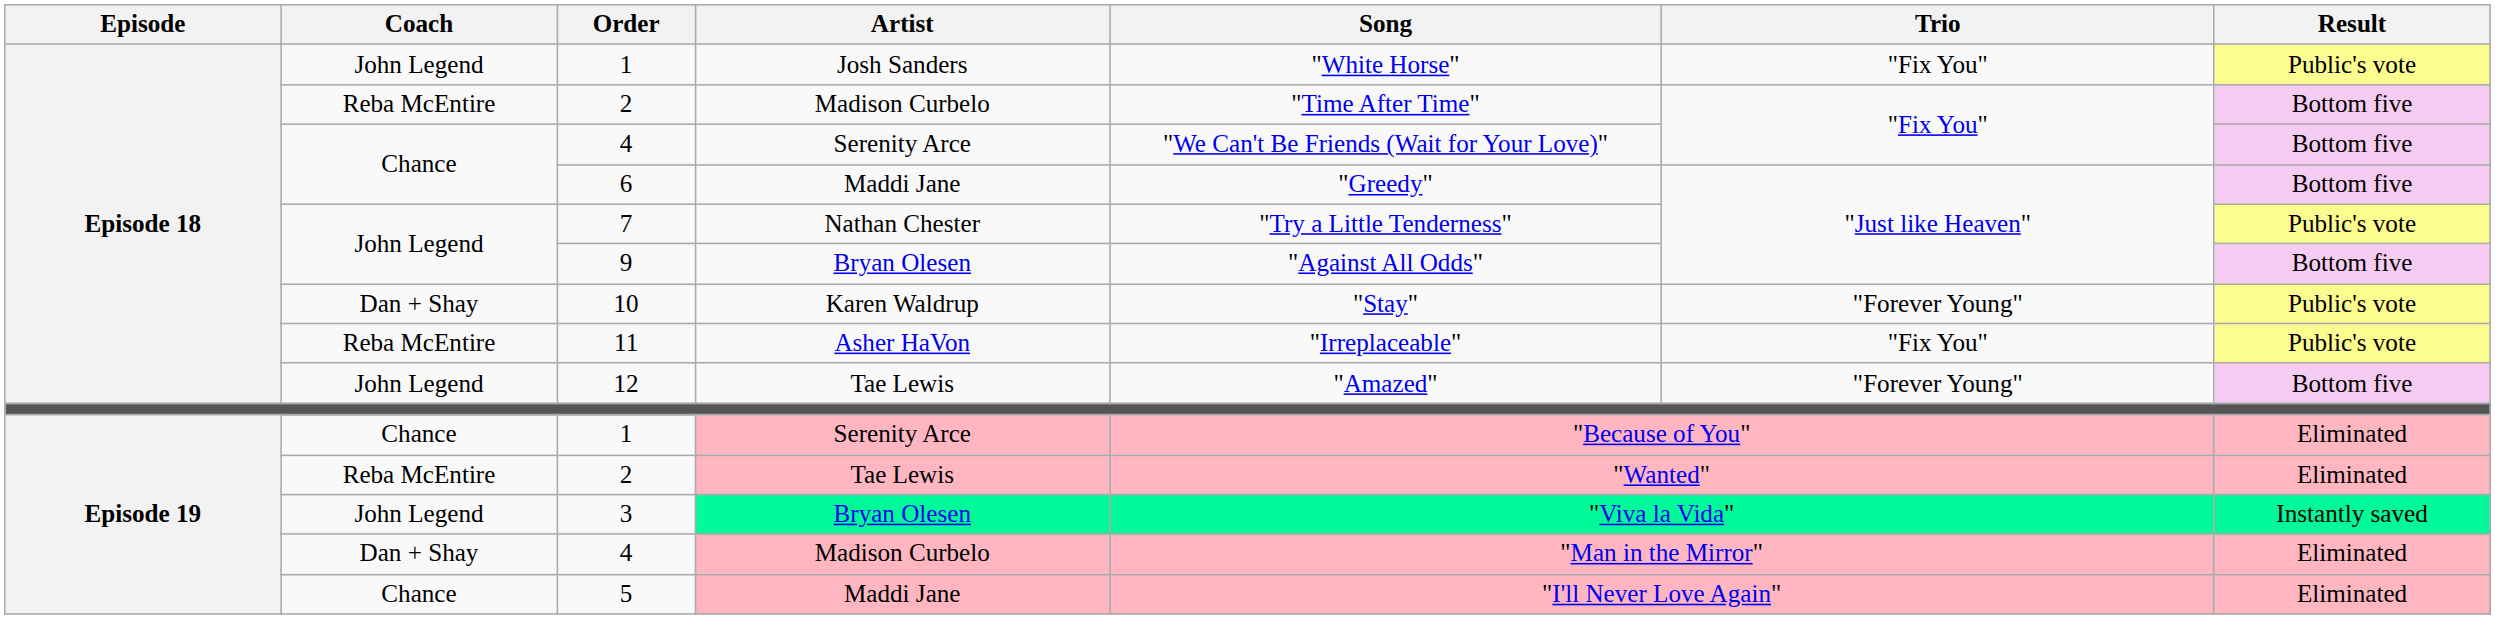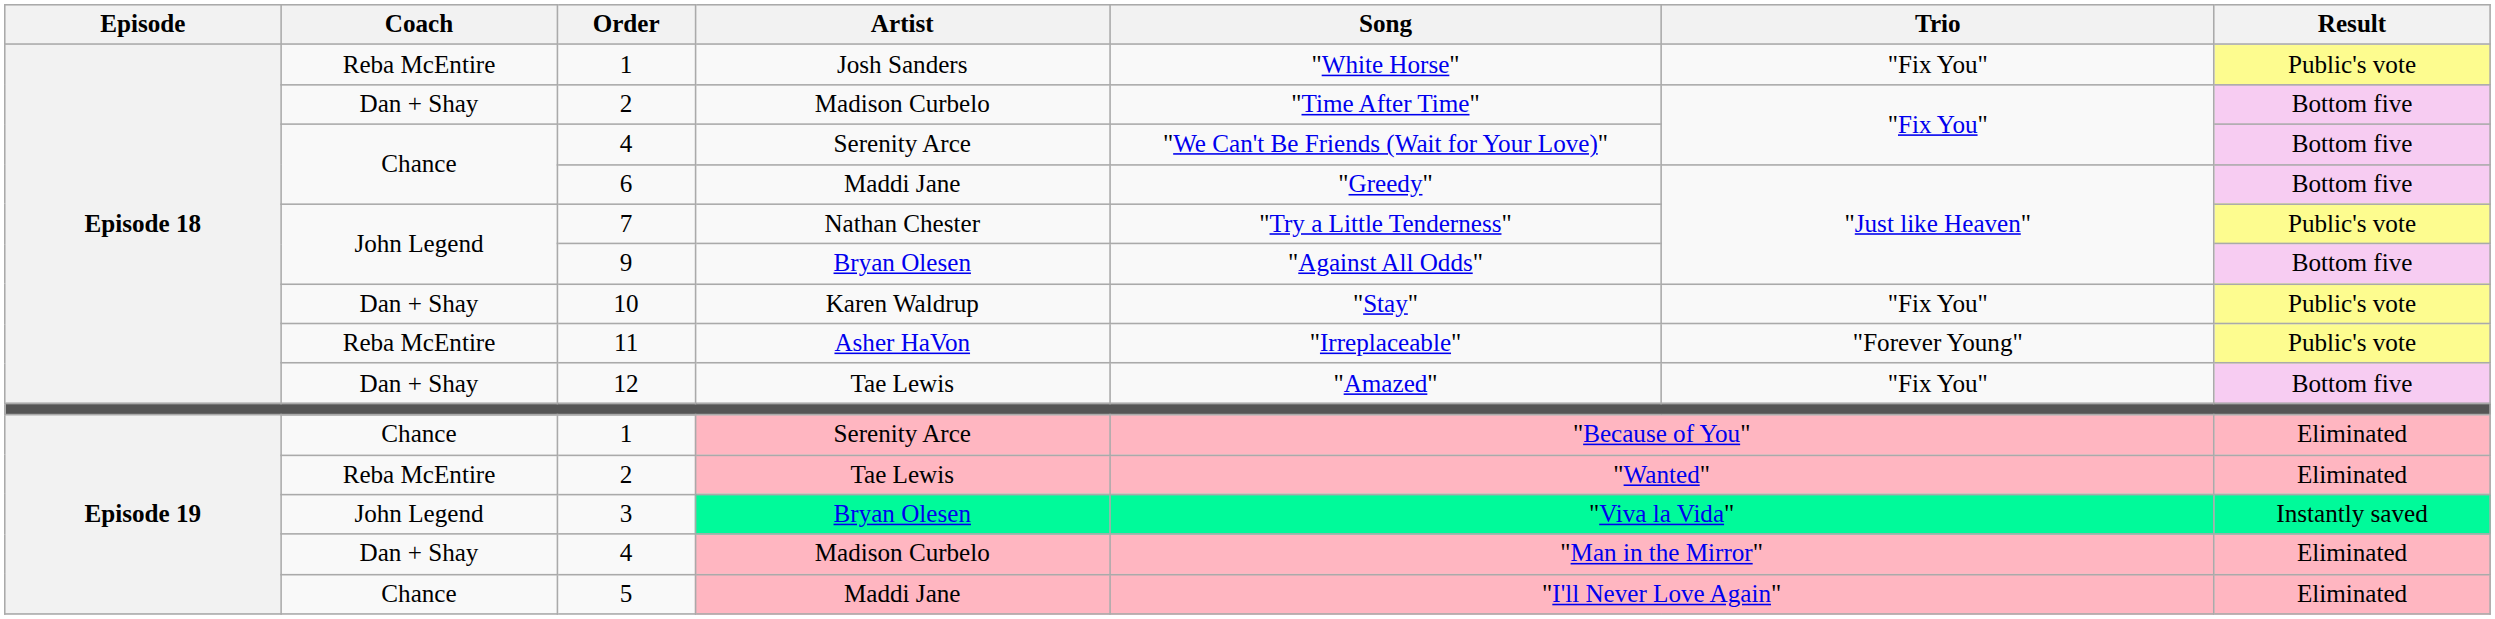(419, 64) John Legend -> (419, 64) Reba McEntire
(419, 104) Reba McEntire -> (419, 104) Dan + Shay
(1938, 303) "Forever Young" -> (1938, 303) "Fix You"
(1938, 343) "Fix You" -> (1938, 343) "Forever Young"
(419, 382) John Legend -> (419, 382) Dan + Shay
(1938, 382) "Forever Young" -> (1938, 382) "Fix You"
